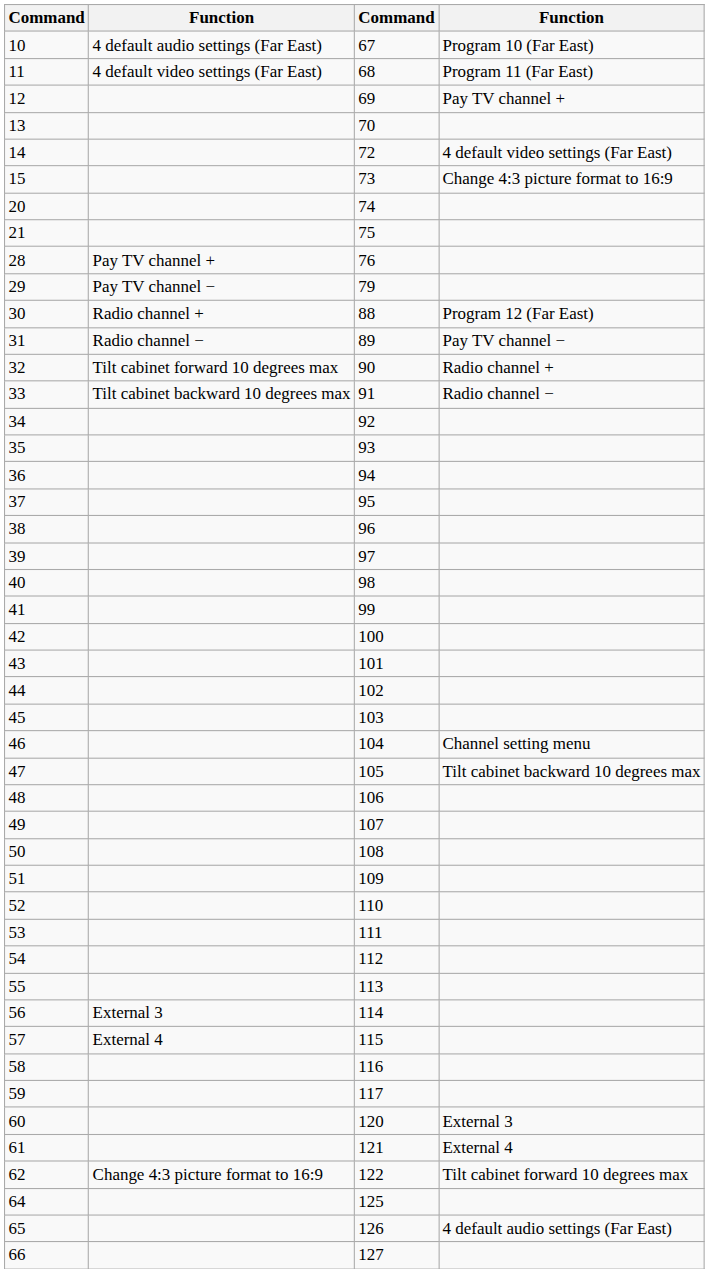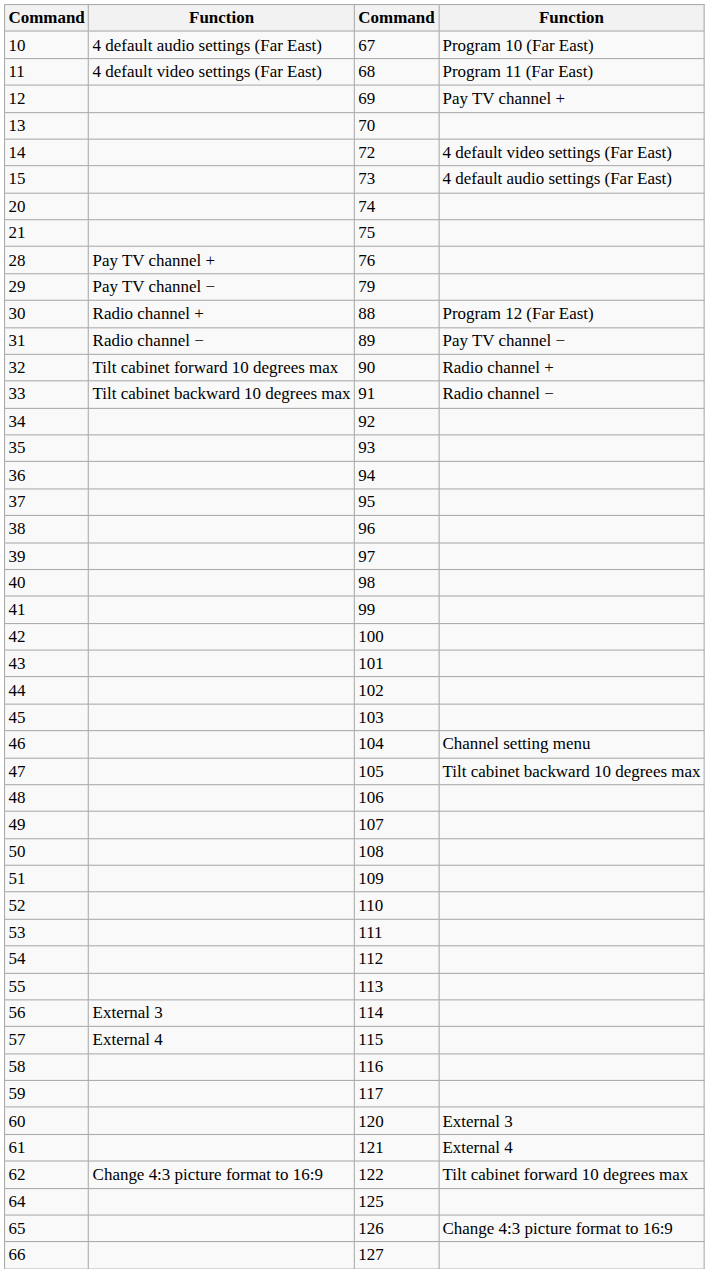(558, 179) Change 4:3 picture format to 16:9 -> (557, 179) 4 default audio settings (Far East)
(557, 1228) 4 default audio settings (Far East) -> (558, 1228) Change 4:3 picture format to 16:9
